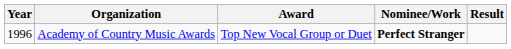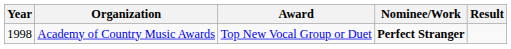(20, 33) 1996 -> (20, 33) 1998
